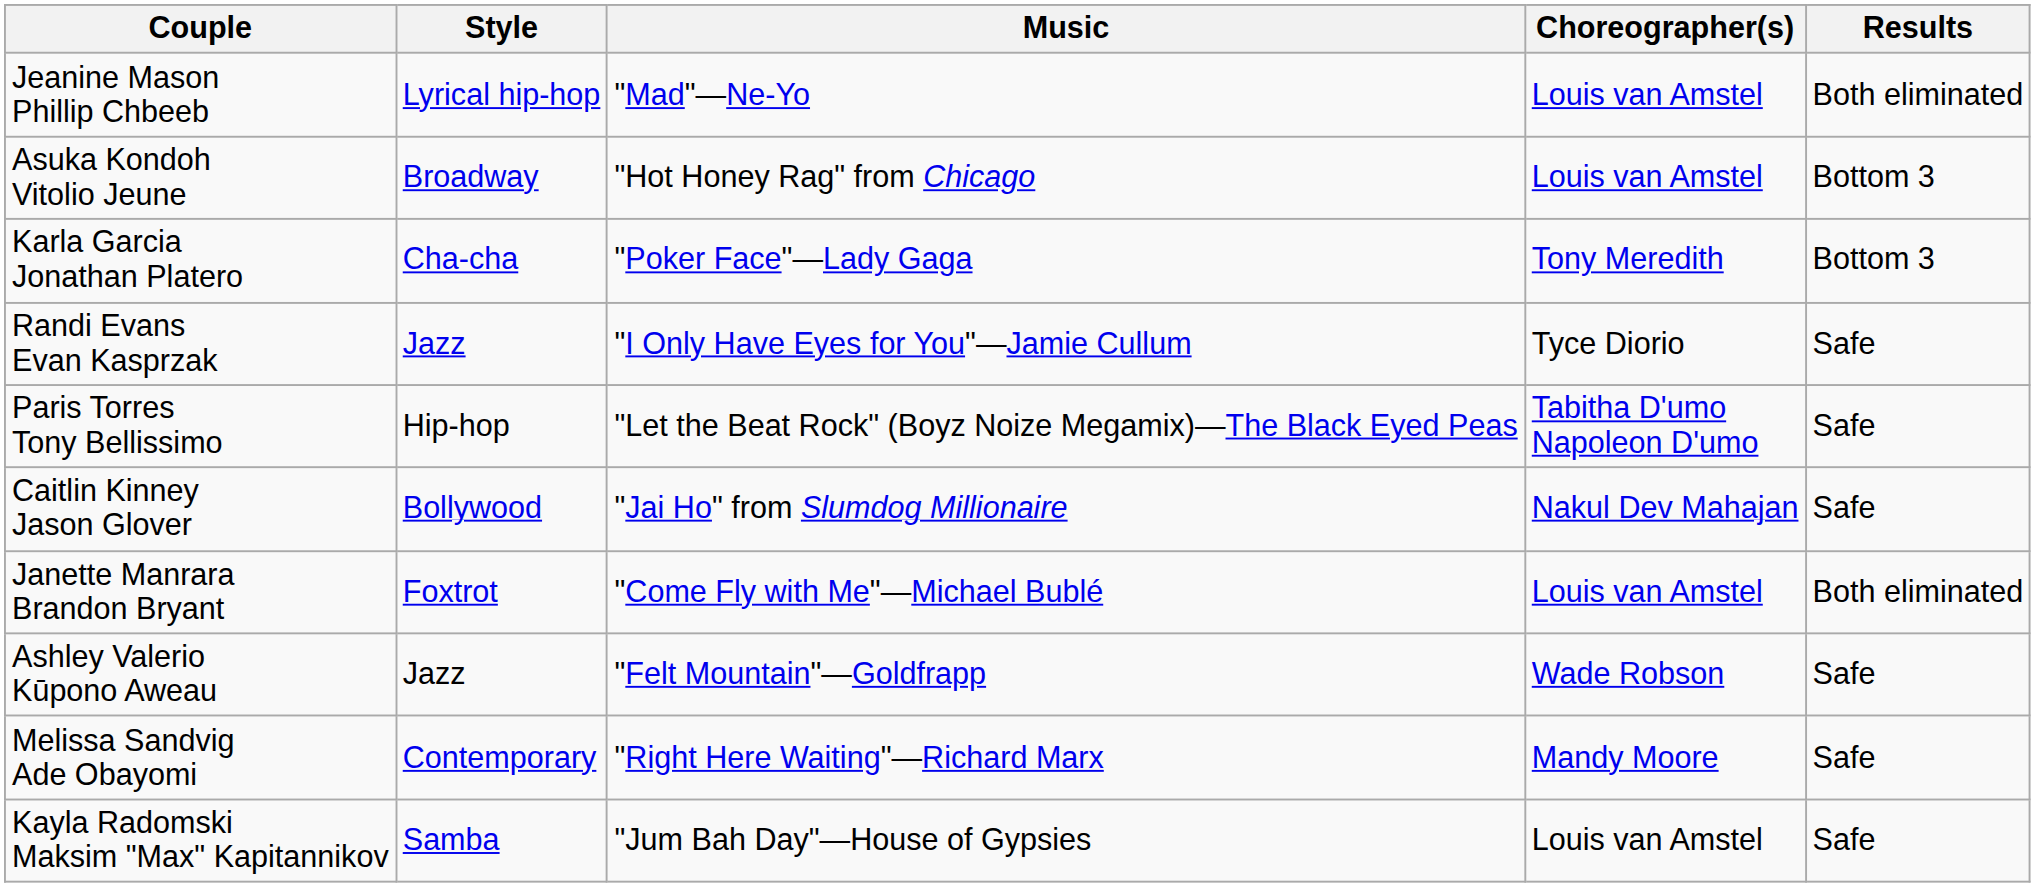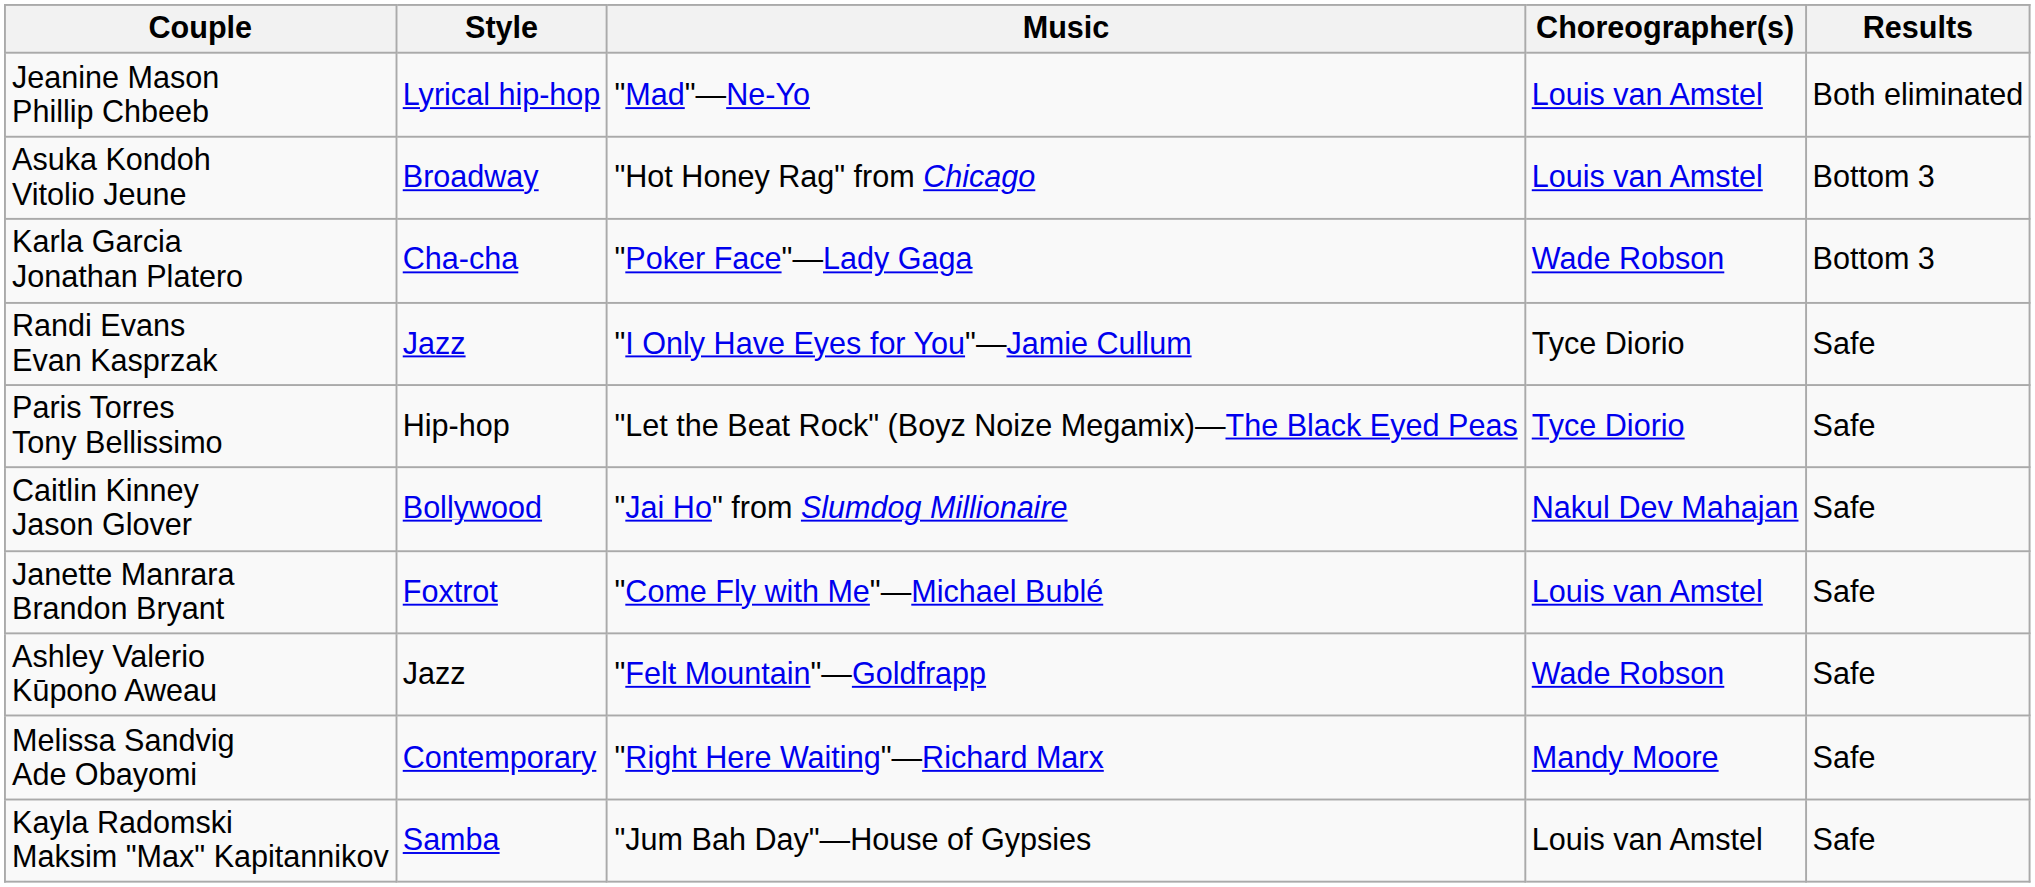(1628, 260) Tony Meredith -> (1628, 260) Wade Robson
(1645, 425) Tabitha D'umo Napoleon D'umo -> (1608, 425) Tyce Diorio
(1918, 591) Both eliminated -> (1844, 591) Safe
